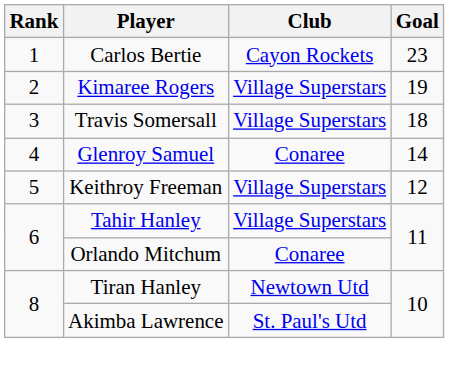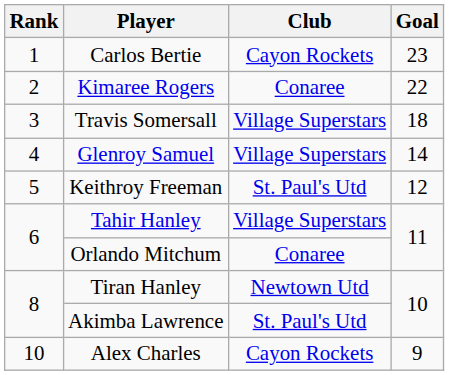(310, 87) Village Superstars -> (310, 87) Conaree
(417, 87) 19 -> (417, 87) 22
(310, 154) Conaree -> (310, 154) Village Superstars
(310, 187) Village Superstars -> (310, 187) St. Paul's Utd
+ row: (146, 353)
